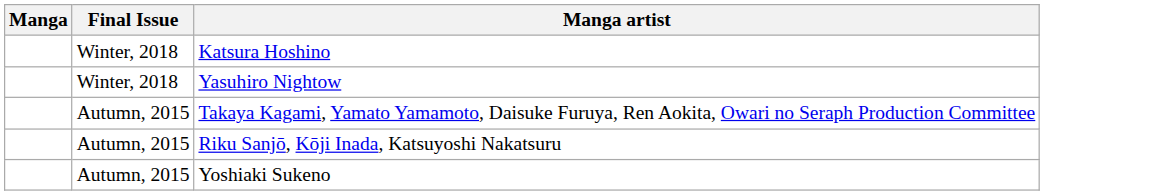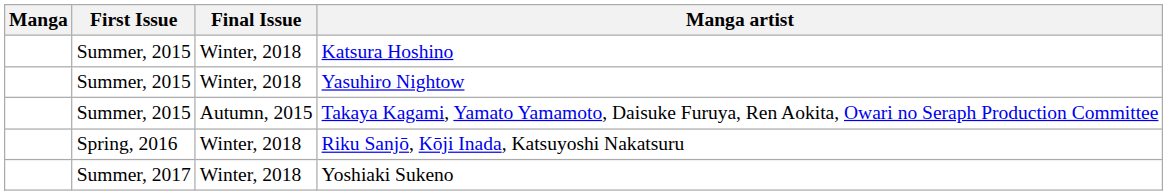+ column: (134, 19)
(133, 143) Autumn, 2015 -> (251, 143) Winter, 2018
(133, 174) Autumn, 2015 -> (251, 174) Winter, 2018
